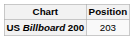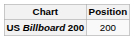(108, 27) 203 -> (108, 27) 200
